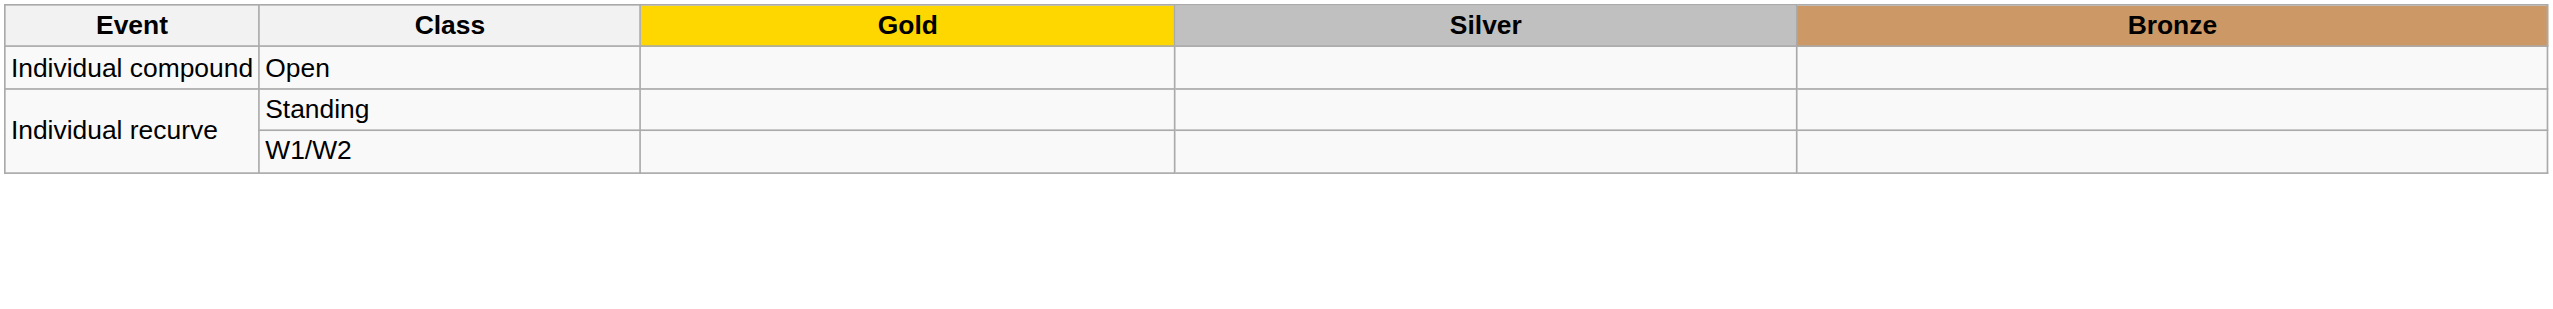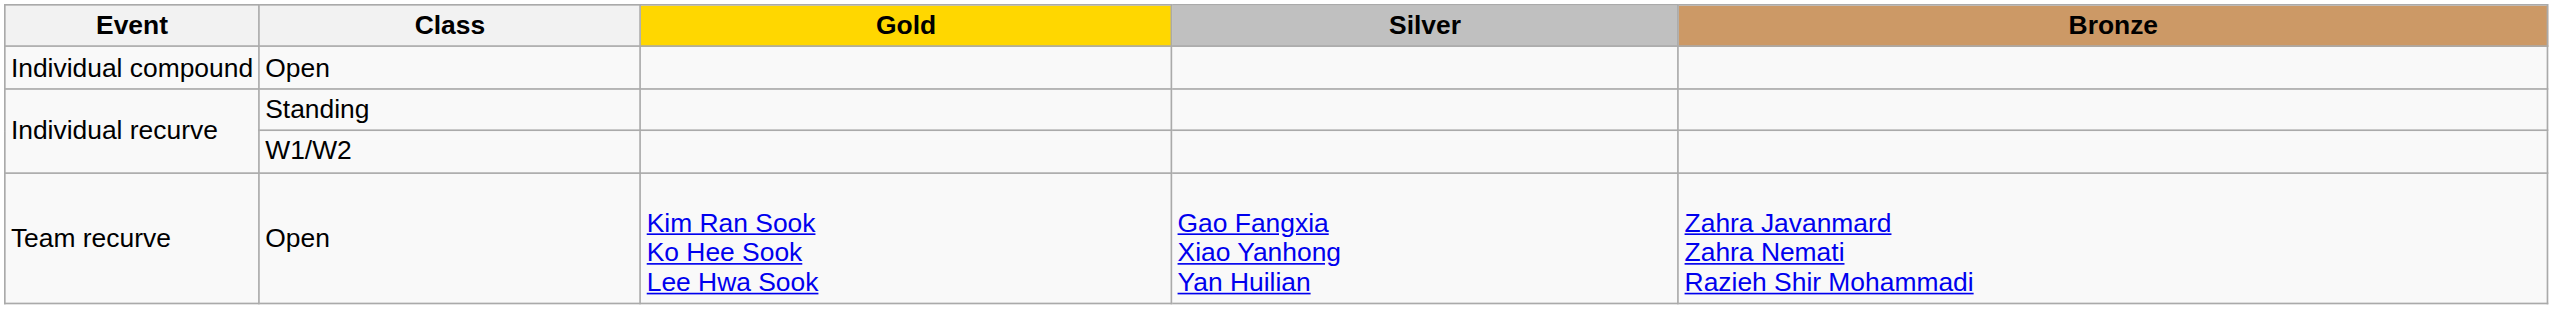+ row: (91, 237)
